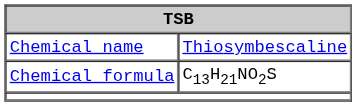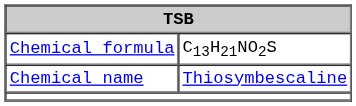rows swapped: (77, 47) <-> (92, 76)
